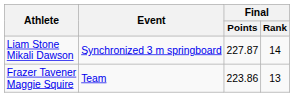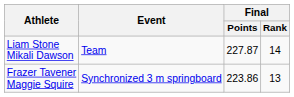(151, 51) Synchronized 3 m springboard -> (94, 51) Team
(94, 78) Team -> (151, 78) Synchronized 3 m springboard
